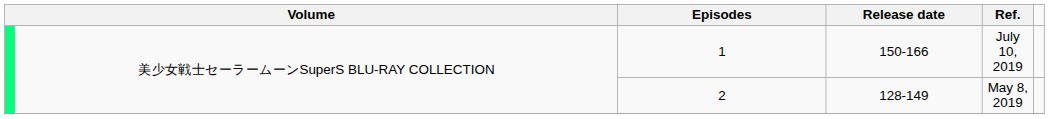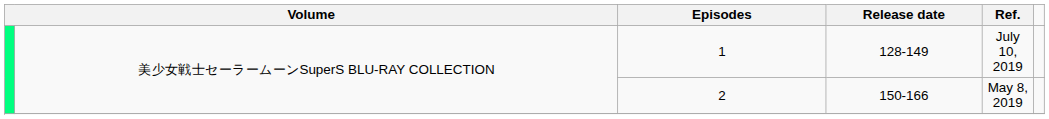(904, 51) 150-166 -> (904, 51) 128-149
(904, 95) 128-149 -> (904, 95) 150-166
